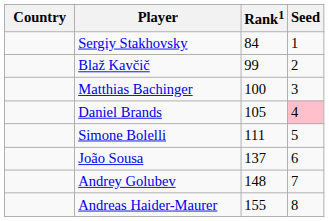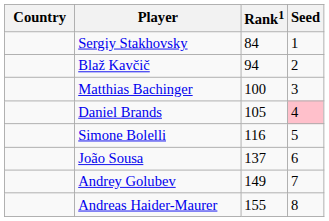(251, 66) 99 -> (251, 66) 94
(255, 135) 111 -> (255, 135) 116
(255, 181) 148 -> (255, 181) 149
